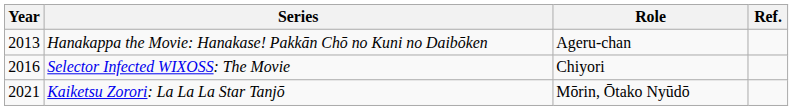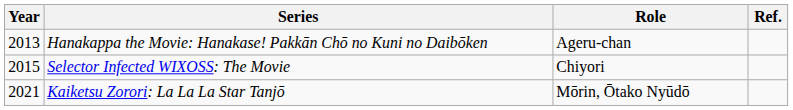(24, 67) 2016 -> (24, 67) 2015
